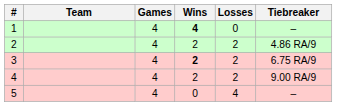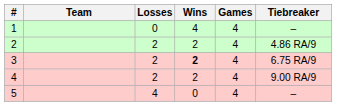columns swapped: (155, 13) <-> (235, 13)
(195, 29) bold -> (195, 29) normal
